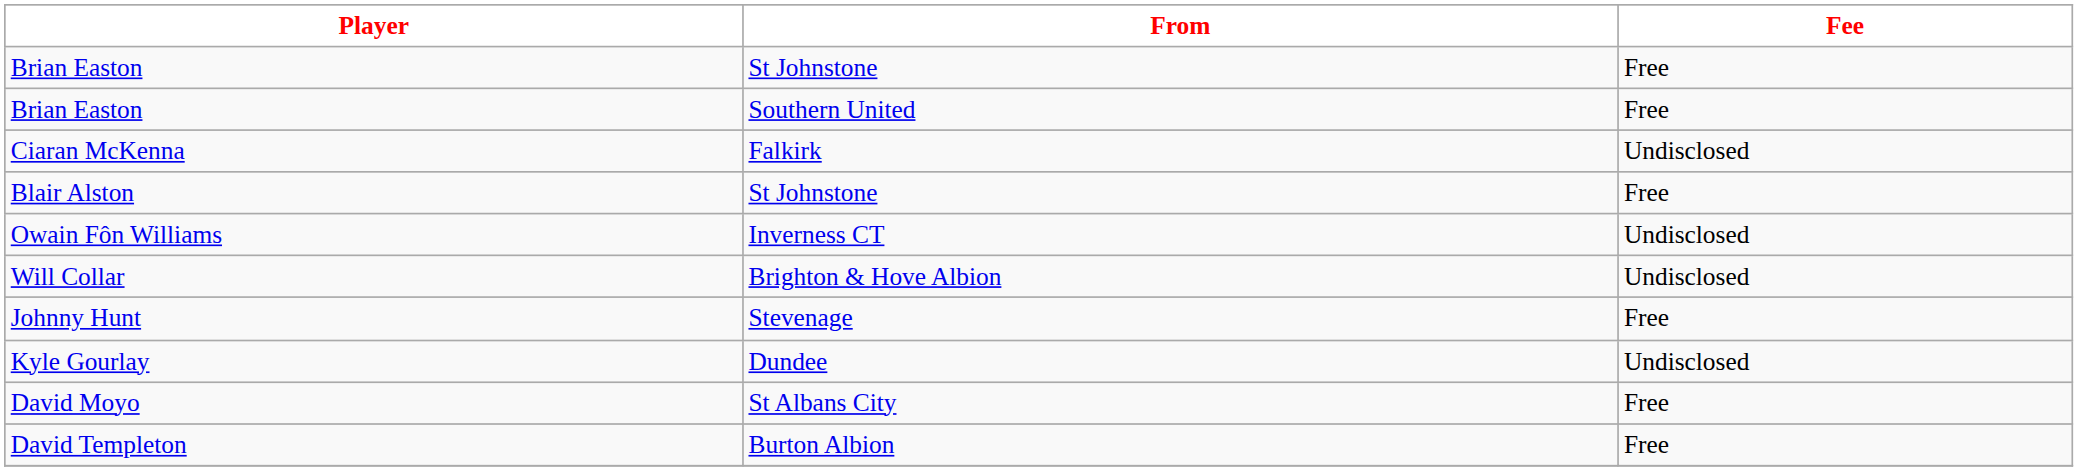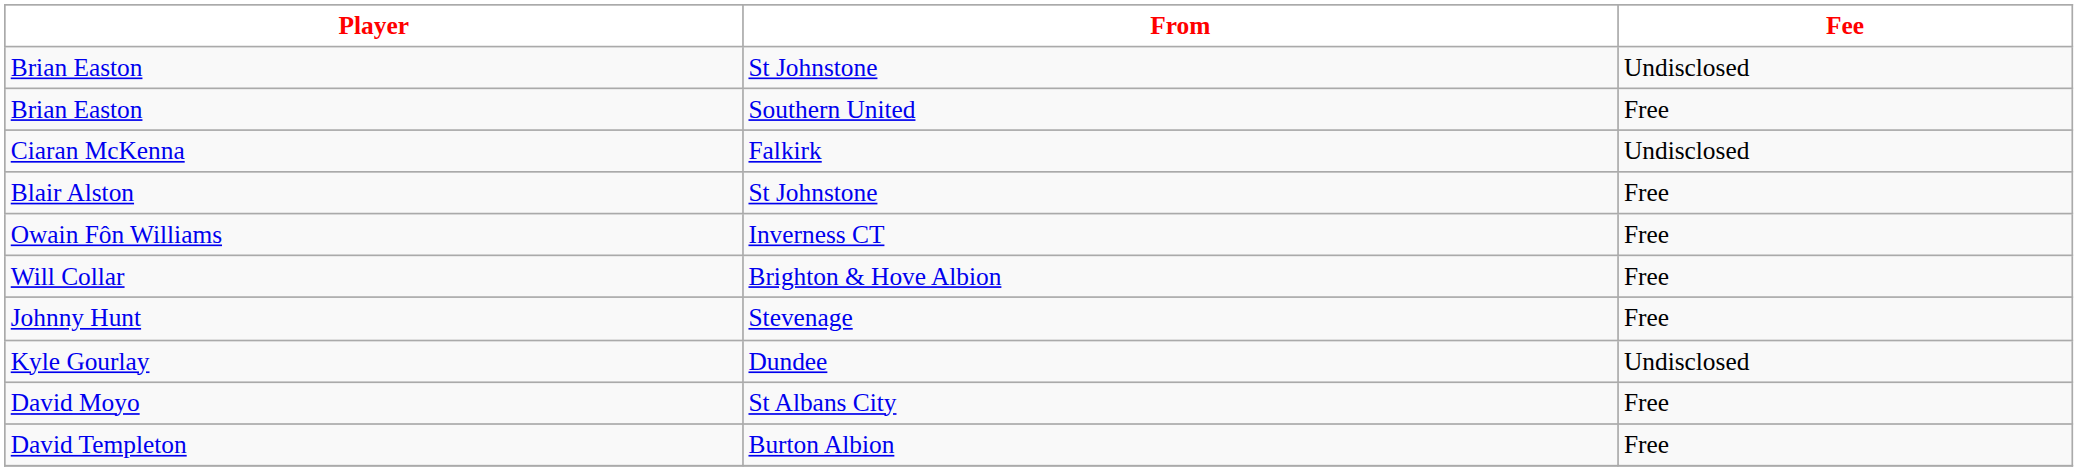(1646, 67) Free -> (1687, 67) Undisclosed
(1687, 234) Undisclosed -> (1646, 234) Free
(1687, 276) Undisclosed -> (1646, 276) Free
